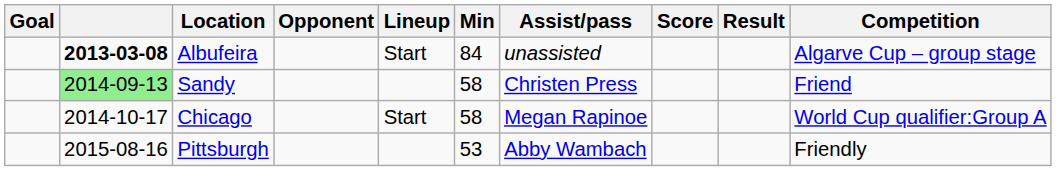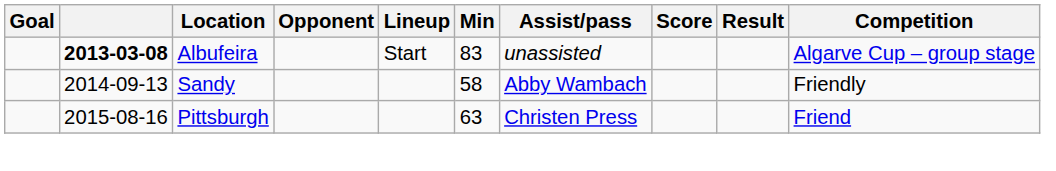(471, 53) 84 -> (471, 53) 83
(116, 85) lightgreen background -> (116, 85) no background
(571, 85) Christen Press -> (575, 85) Abby Wambach
(823, 85) Friend -> (830, 85) Friendly
- row: (215, 117)
(471, 149) 53 -> (471, 117) 63
(575, 149) Abby Wambach -> (571, 117) Christen Press
(830, 149) Friendly -> (822, 117) Friend
